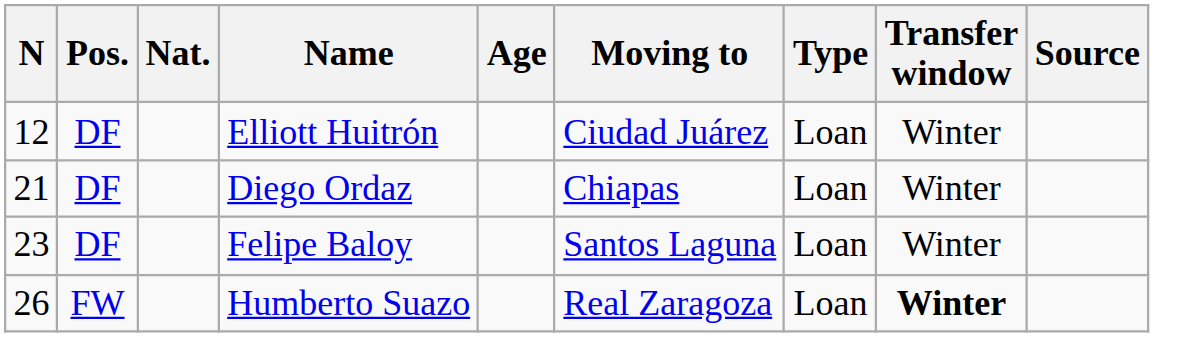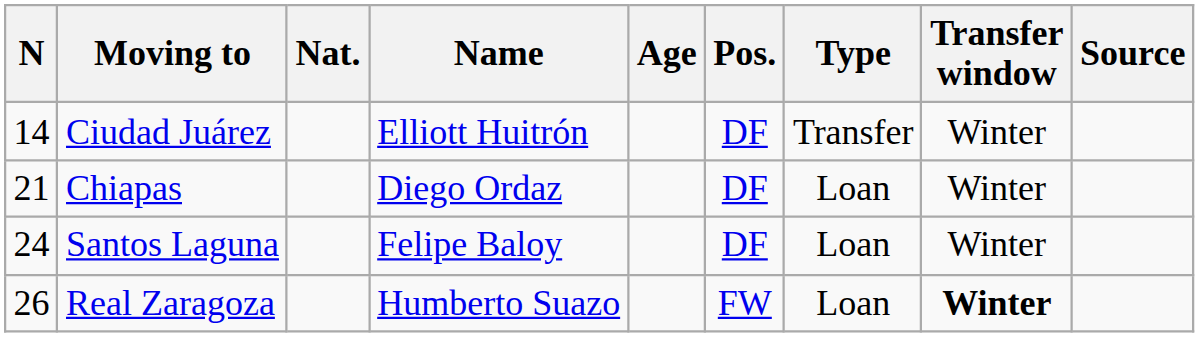columns swapped: (98, 53) <-> (670, 53)
(31, 130) 12 -> (31, 130) 14
(831, 130) Loan -> (853, 130) Transfer
(31, 244) 23 -> (31, 244) 24
